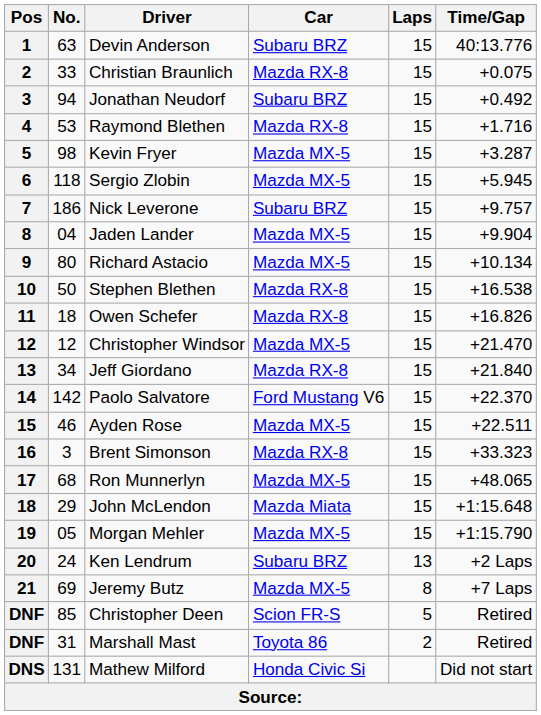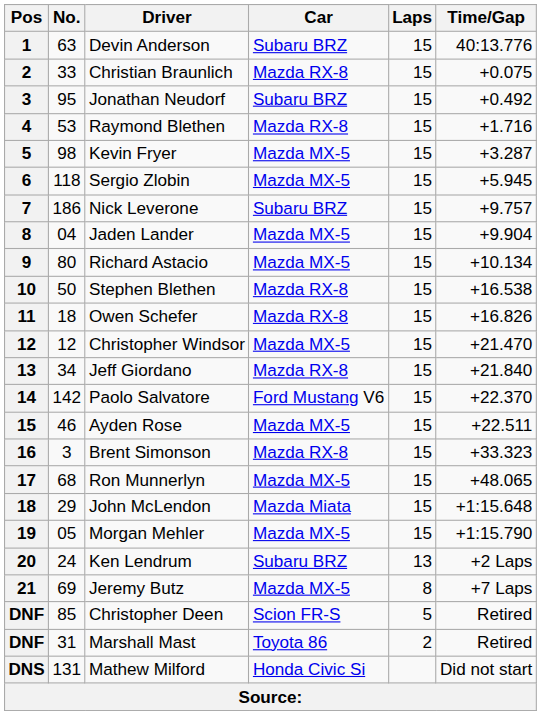(67, 99) 94 -> (67, 99) 95
